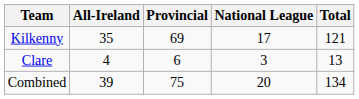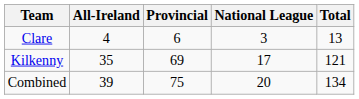rows swapped: (37, 37) <-> (37, 60)
